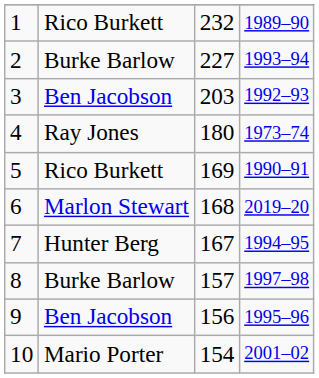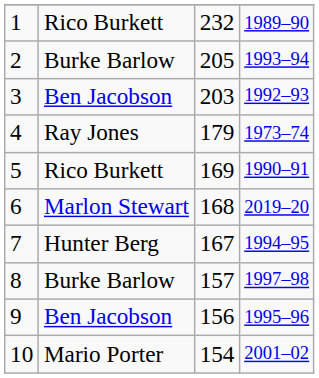(217, 59) 227 -> (217, 59) 205
(217, 133) 180 -> (217, 133) 179
